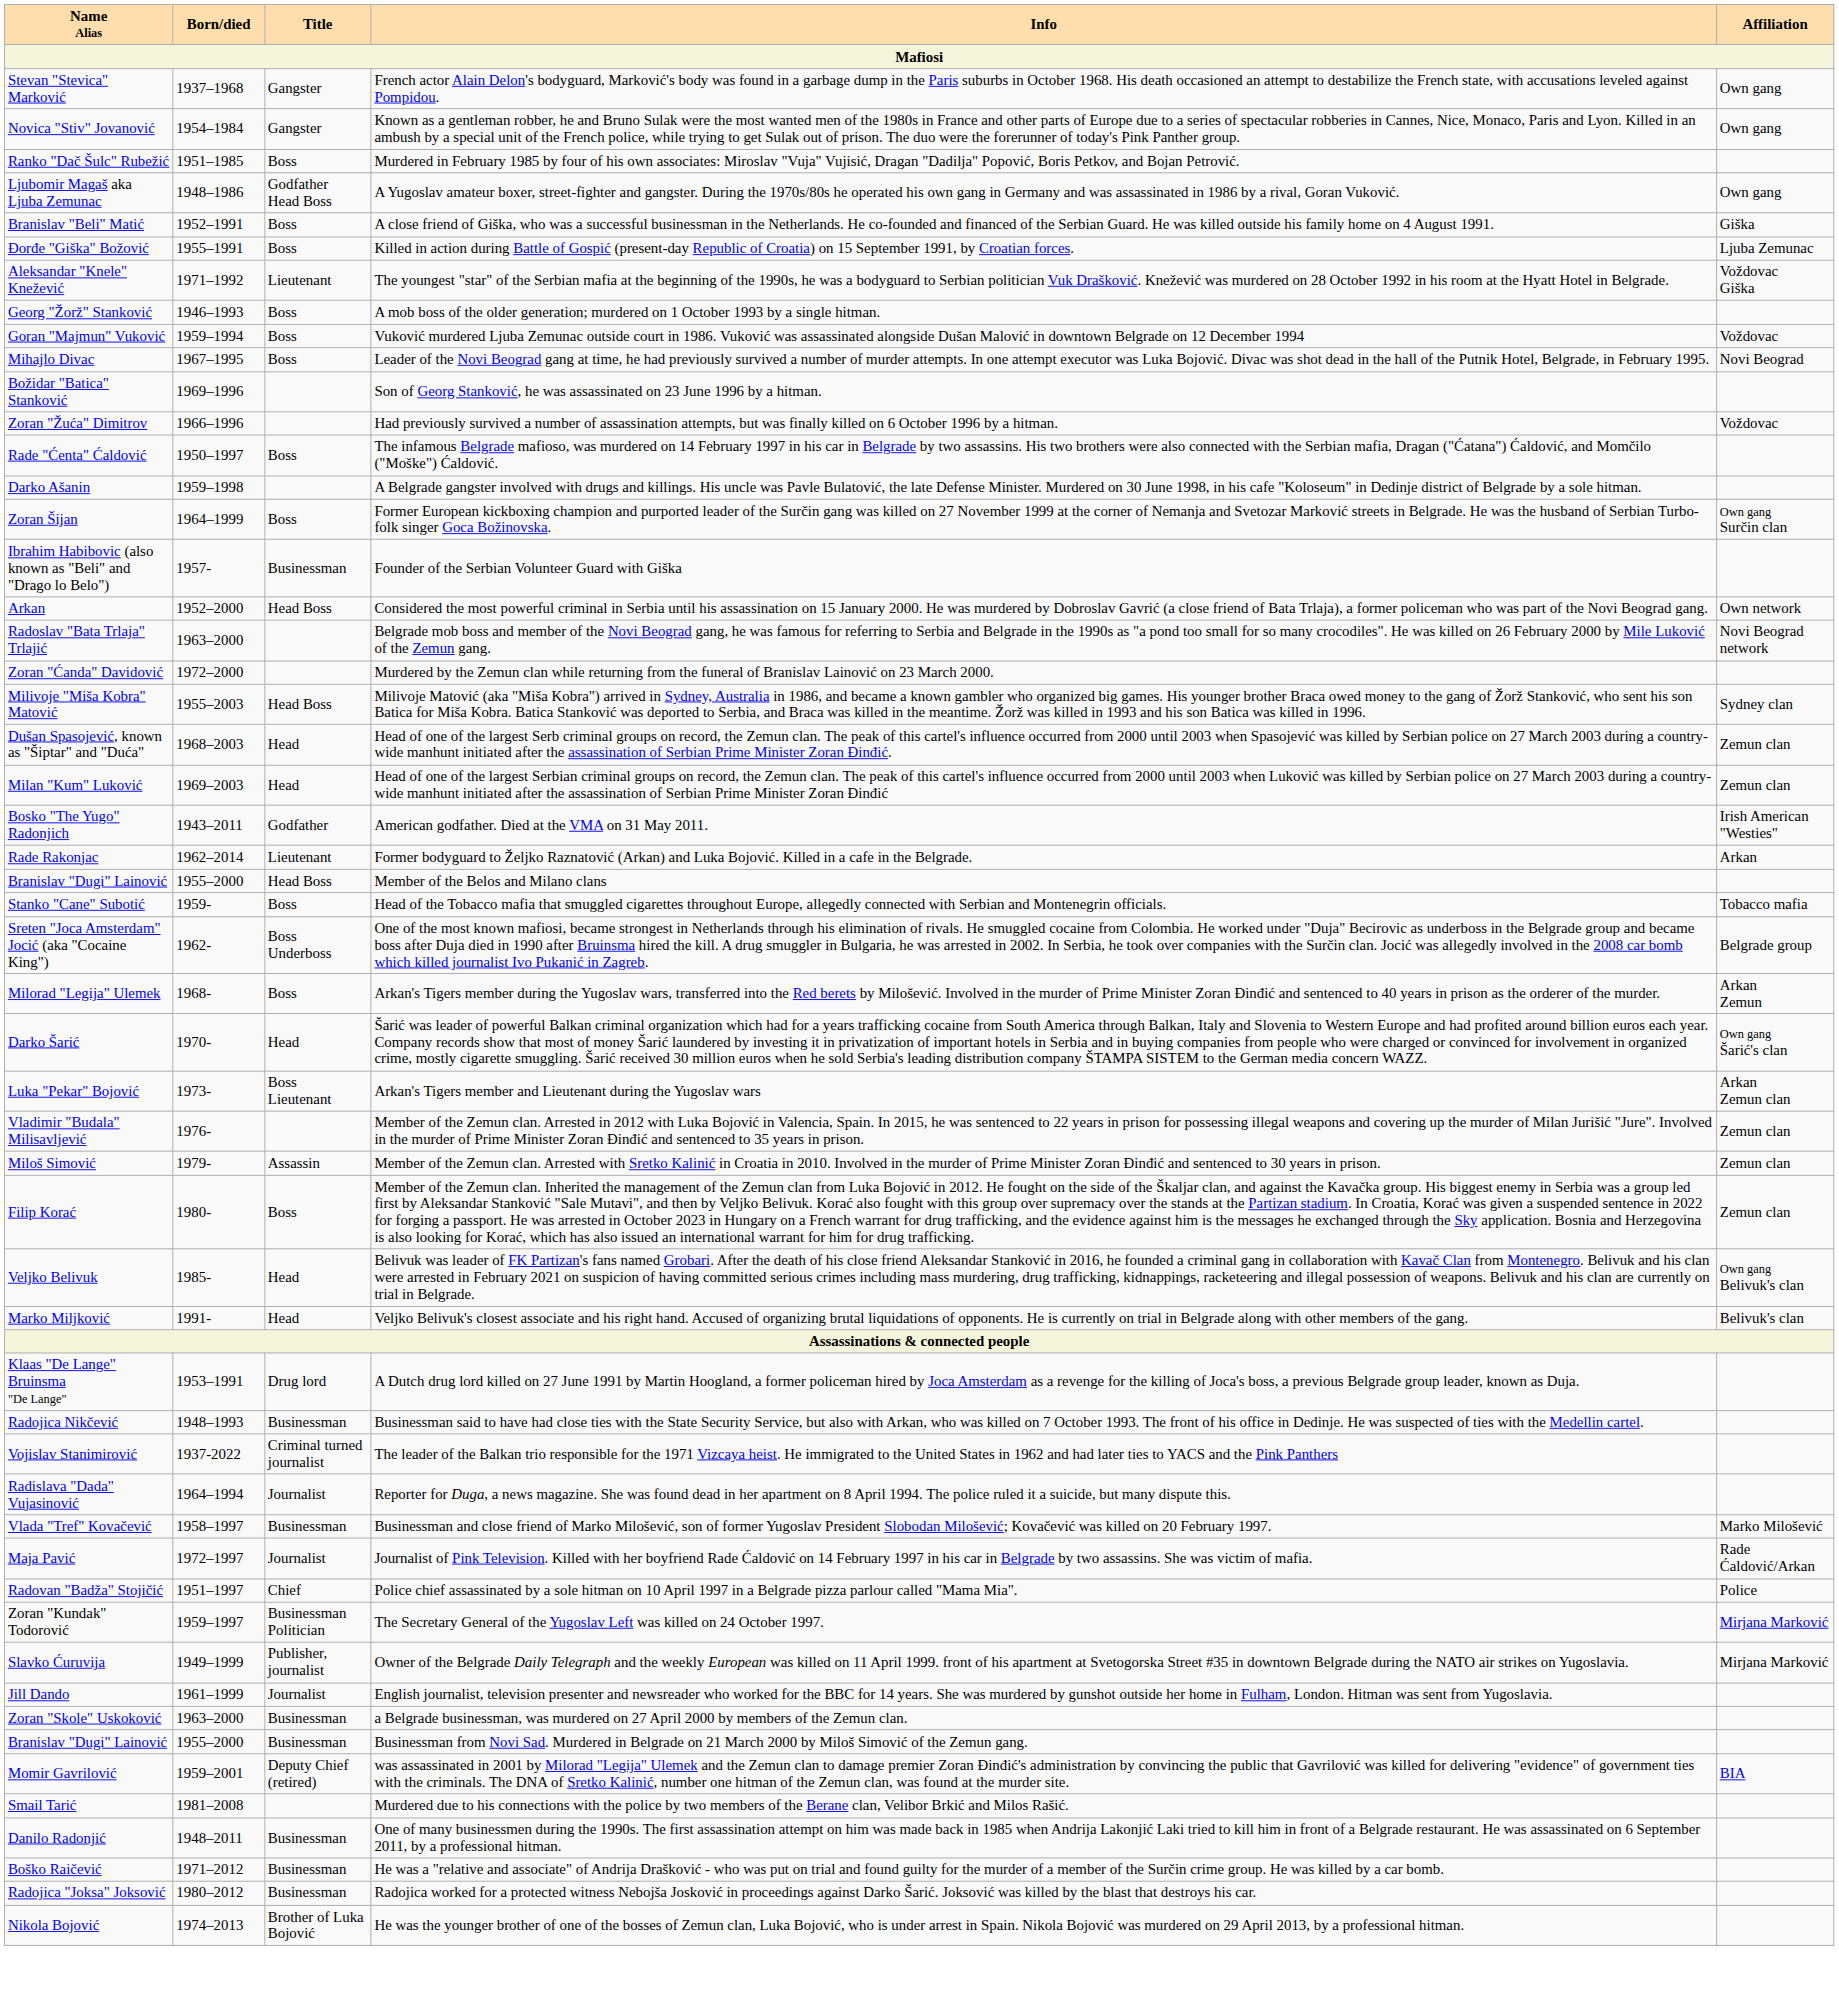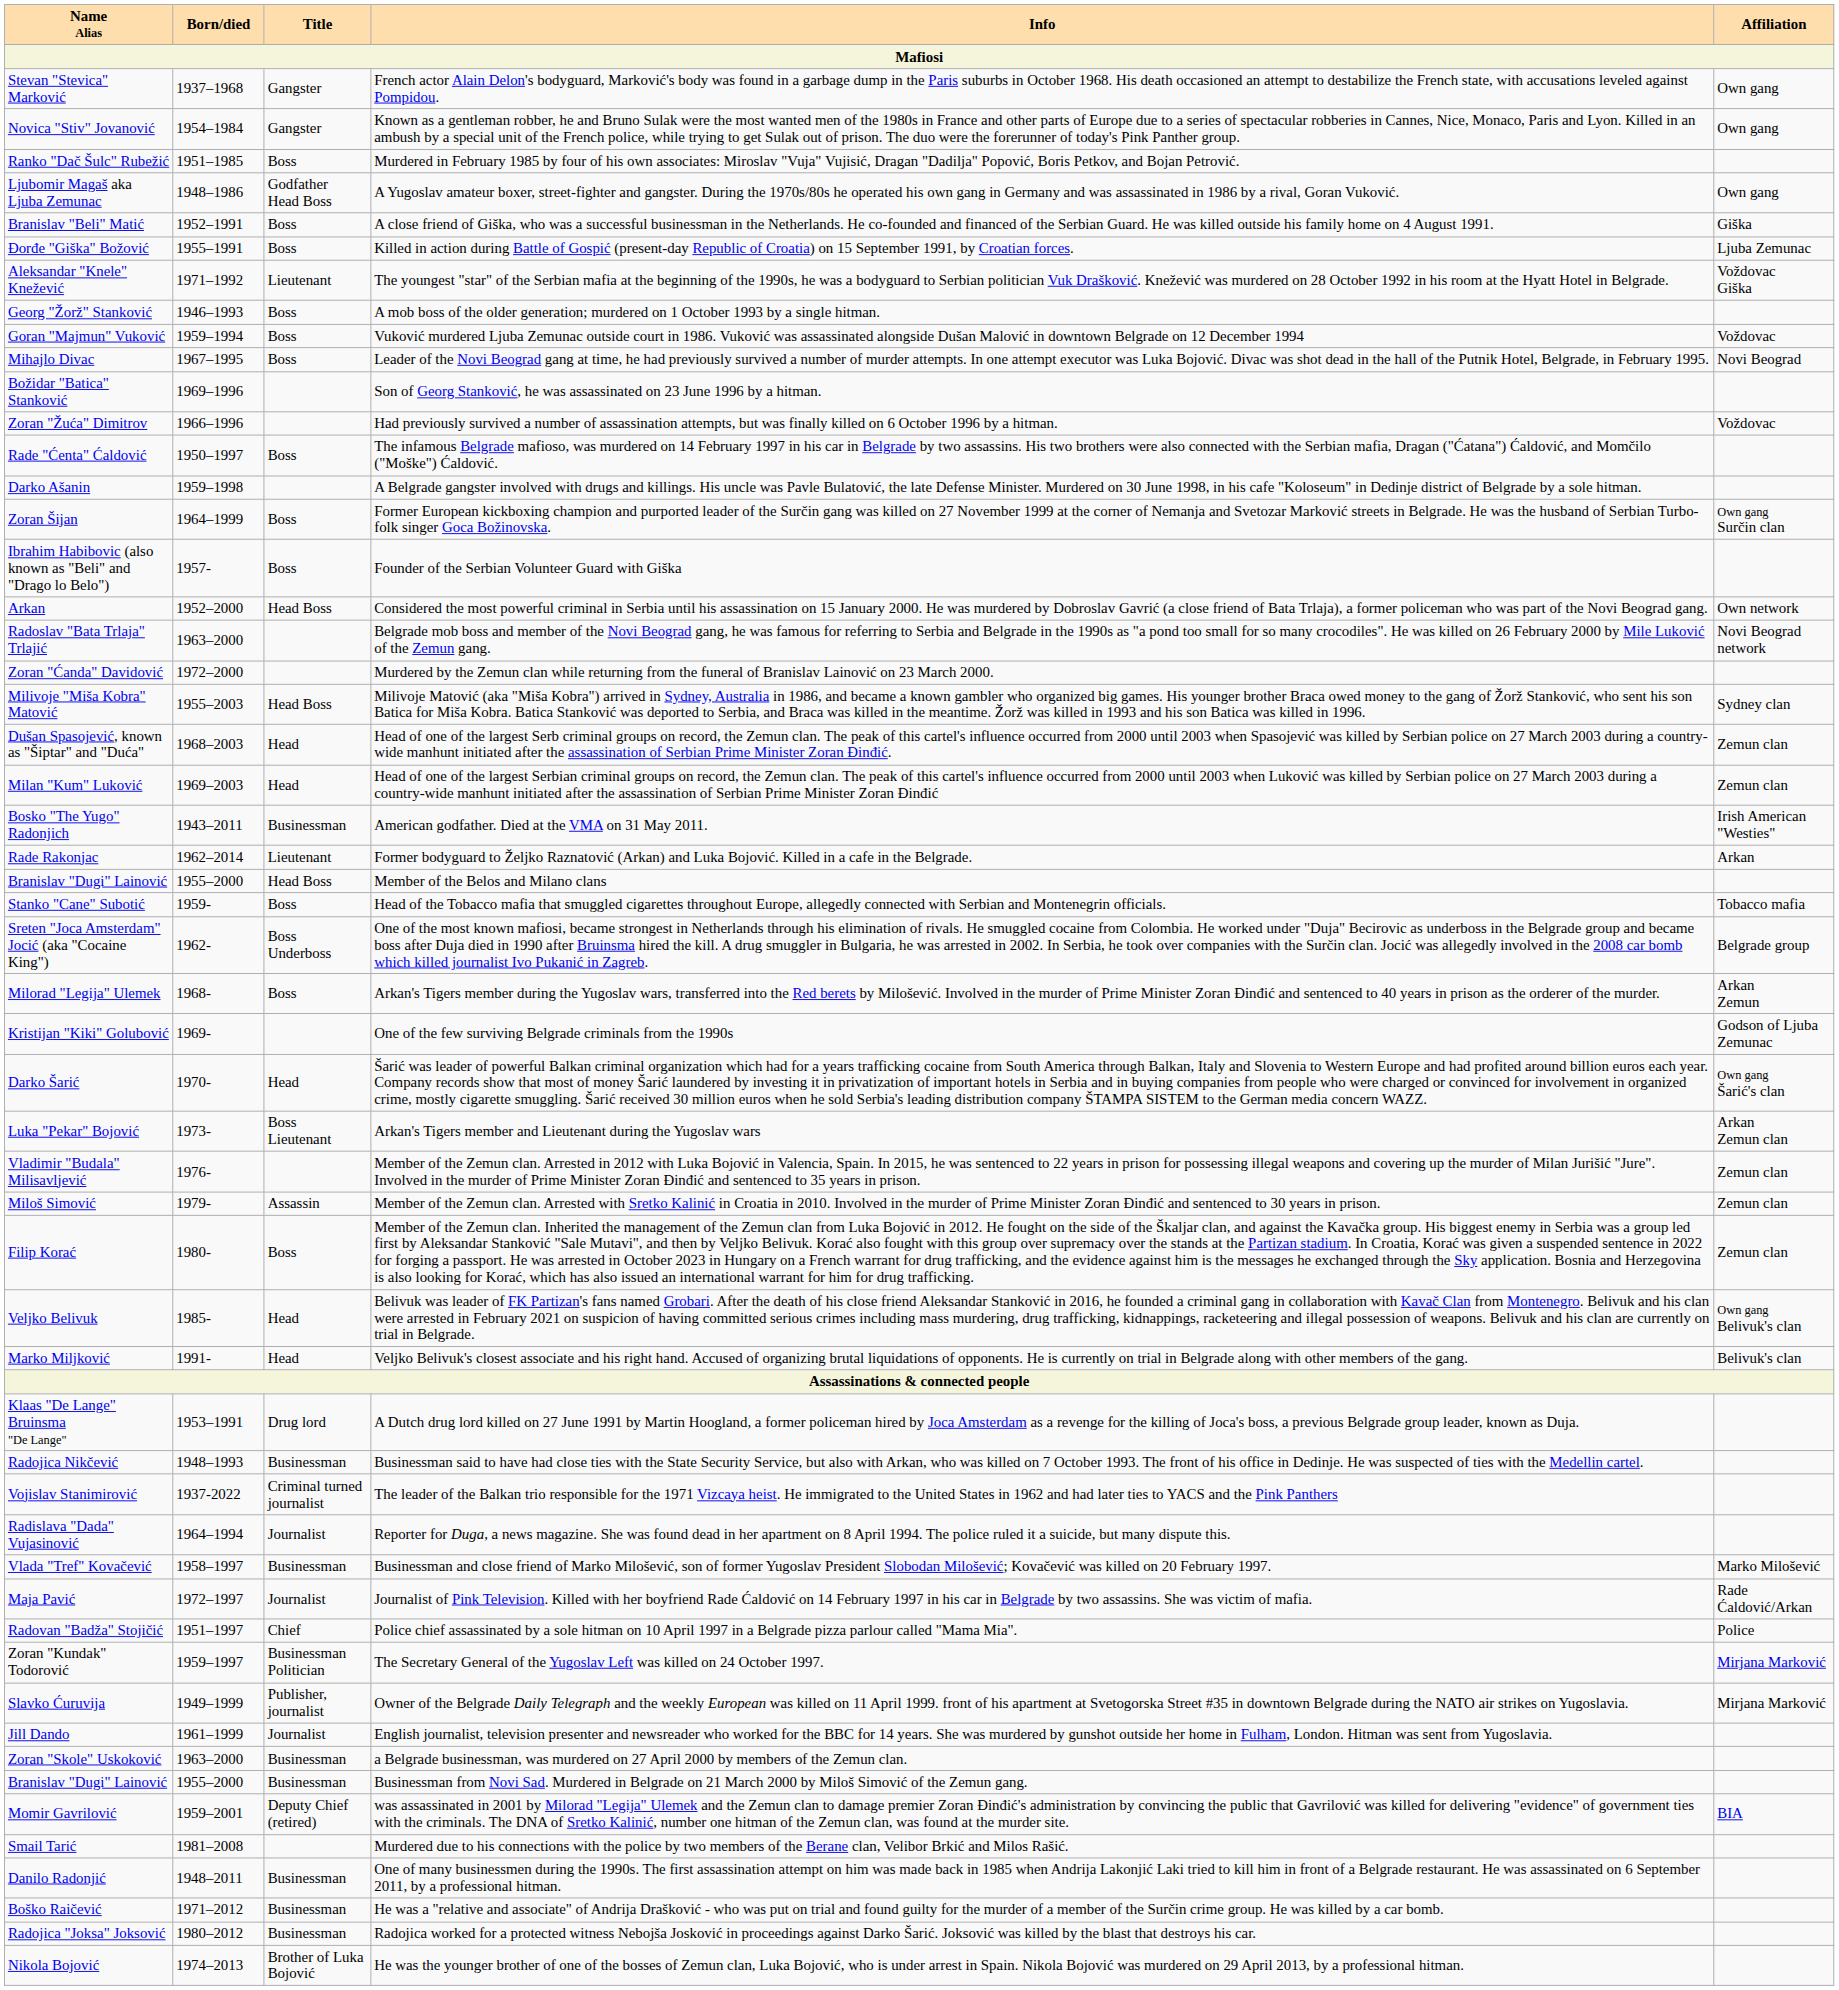(307, 568) Businessman -> (282, 568) Boss
(298, 825) Godfather -> (307, 825) Businessman
+ row: (554, 1033)
